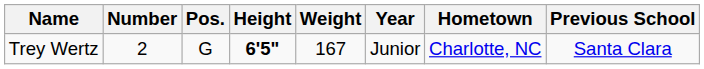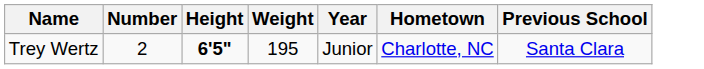- column: (205, 19)
(331, 48) 167 -> (283, 48) 195
